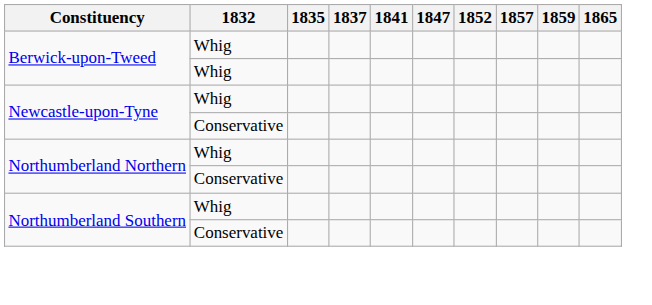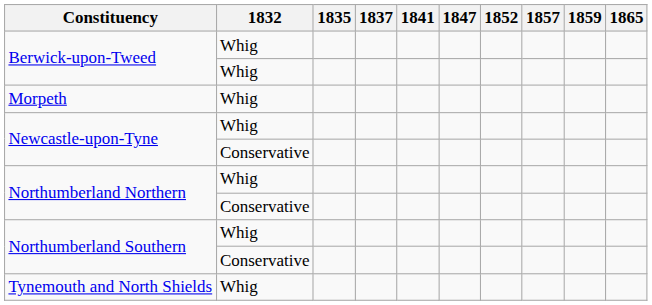+ row: (38, 98)
+ row: (110, 286)
